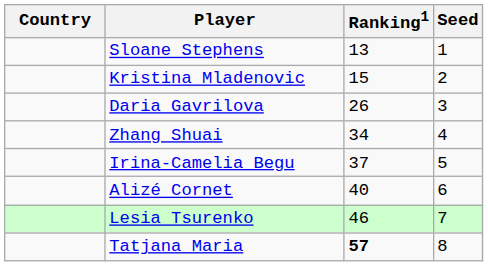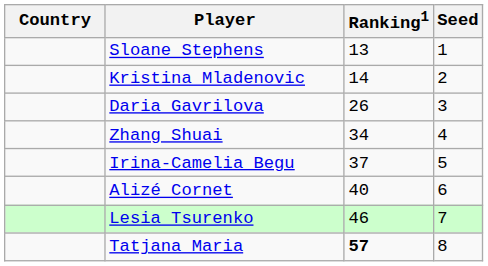(359, 79) 15 -> (359, 79) 14
